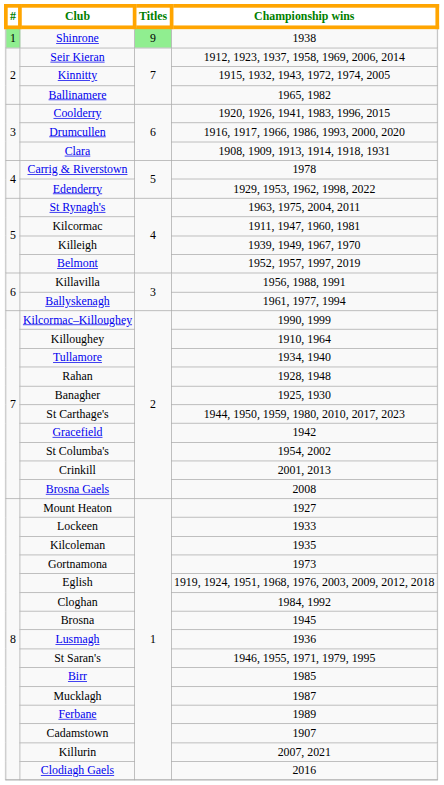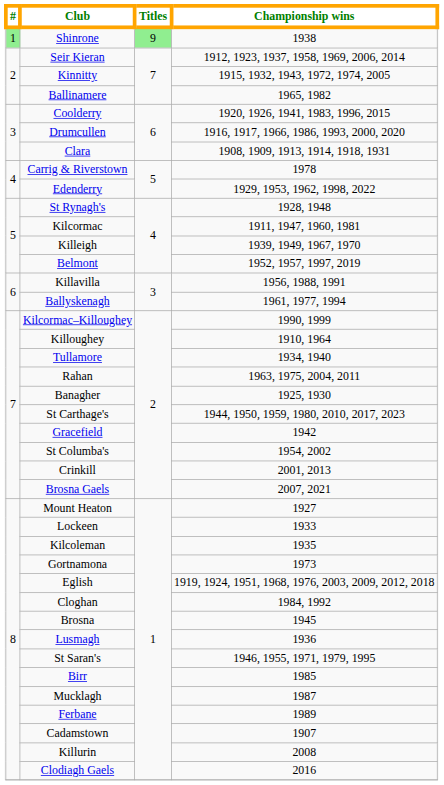(304, 207) 1963, 1975, 2004, 2011 -> (304, 207) 1928, 1948
(304, 376) 1928, 1948 -> (304, 376) 1963, 1975, 2004, 2011
(304, 489) 2008 -> (304, 489) 2007, 2021
(304, 752) 2007, 2021 -> (304, 752) 2008
